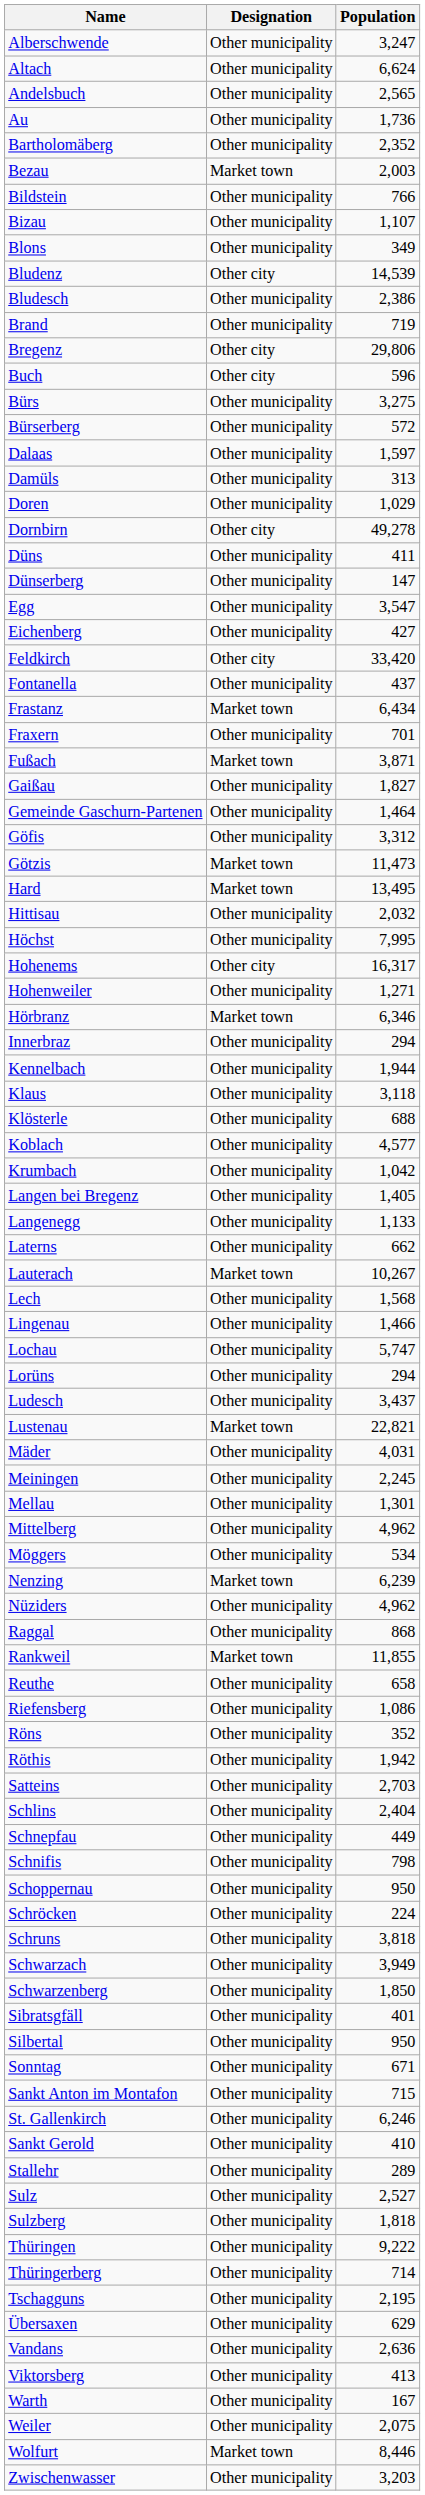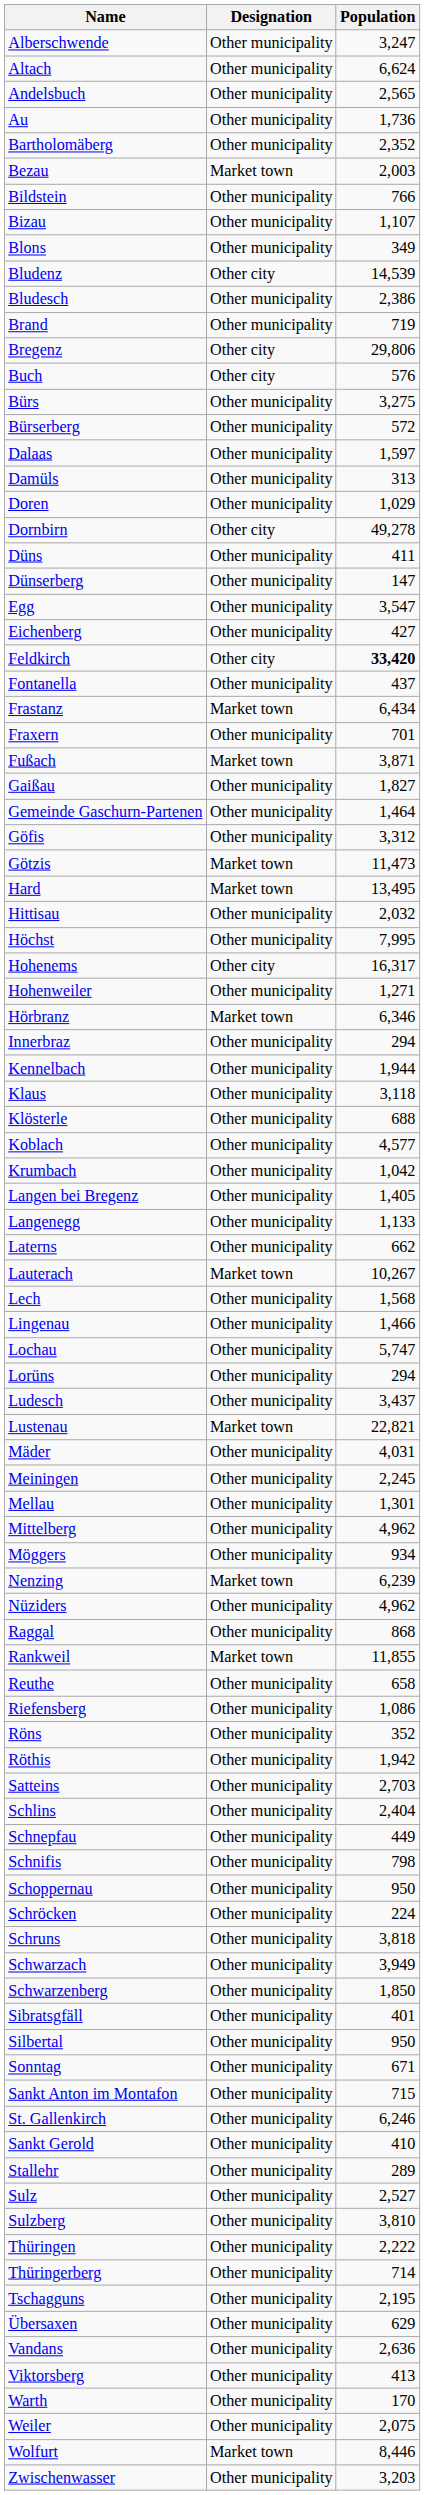(403, 376) 596 -> (403, 376) 576
(393, 658) normal -> (393, 658) bold
(403, 1555) 534 -> (403, 1555) 934
(397, 2221) 1,818 -> (397, 2221) 3,810
(397, 2247) 9,222 -> (397, 2247) 2,222
(403, 2400) 167 -> (403, 2400) 170
